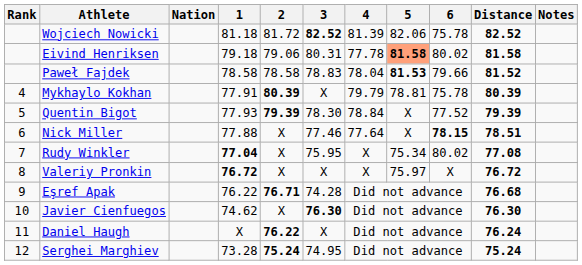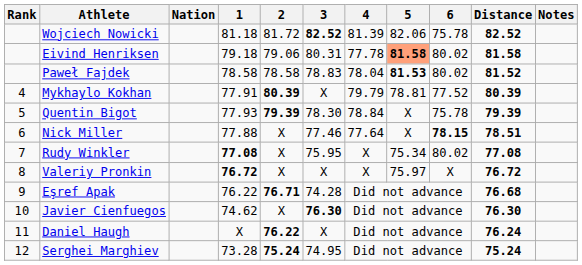(450, 73) 79.66 -> (450, 73) 80.02
(450, 93) 75.78 -> (450, 93) 77.52
(450, 113) 77.52 -> (450, 113) 75.78
(239, 152) 77.04 -> (239, 152) 77.08
